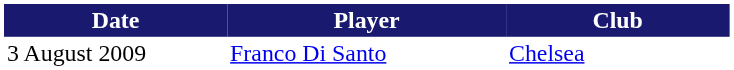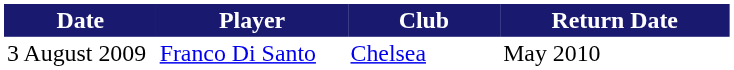+ column: (615, 20)
